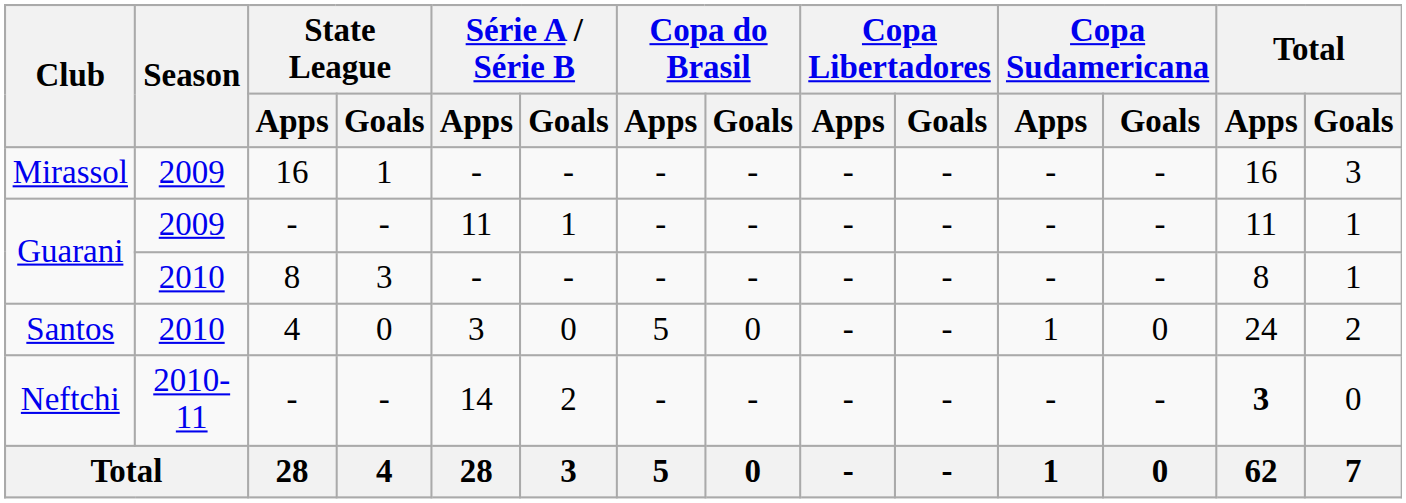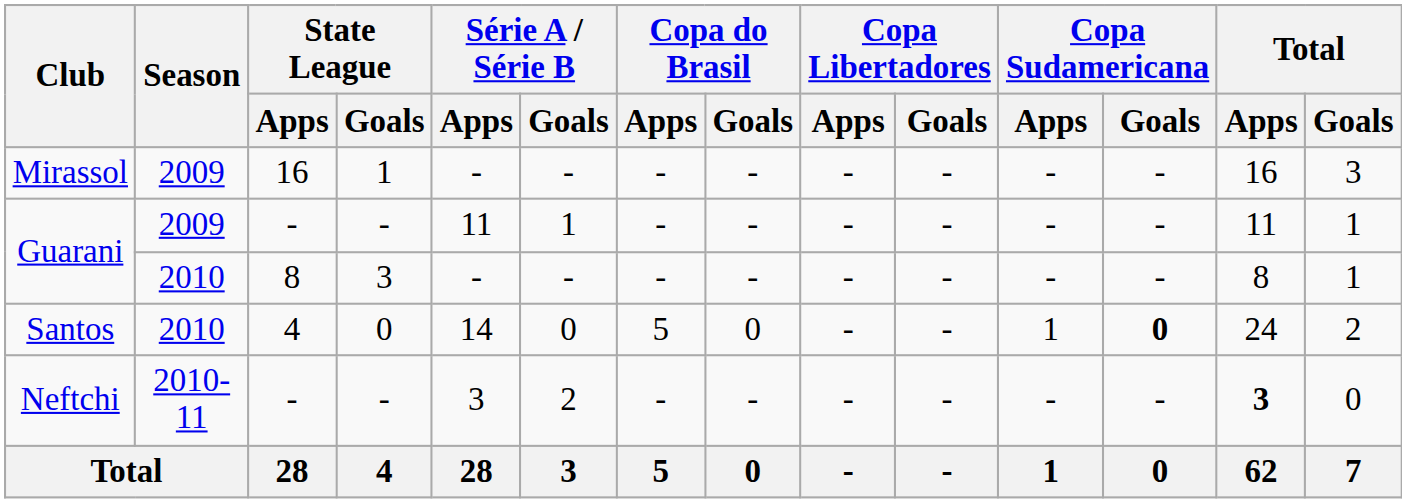(476, 329) 3 -> (476, 329) 14
(1160, 329) normal -> (1160, 329) bold
(476, 399) 14 -> (476, 399) 3
